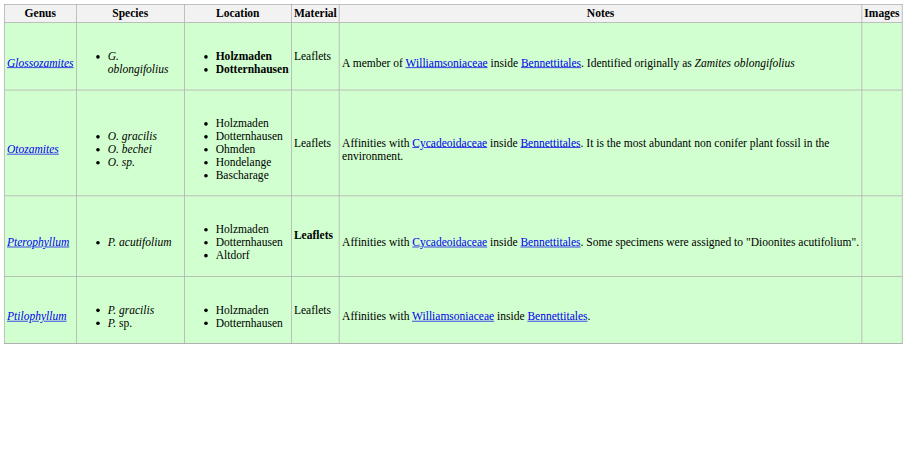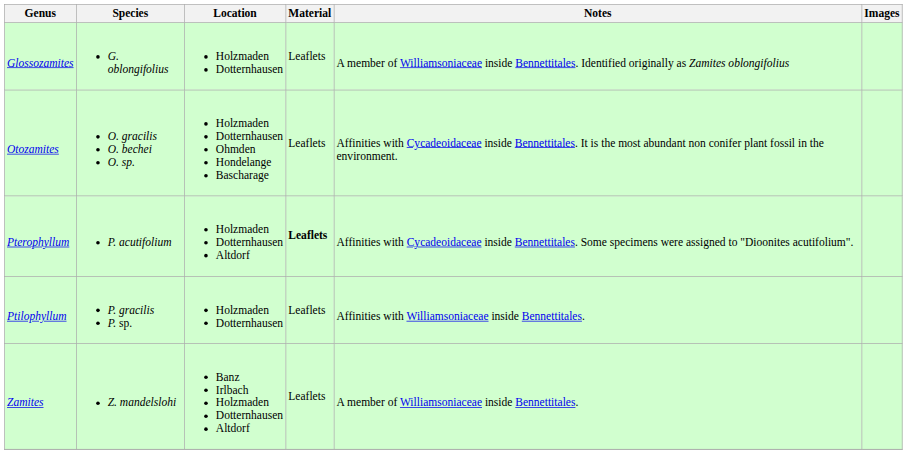(238, 63) bold -> (235, 63) normal
+ row: (25, 403)
